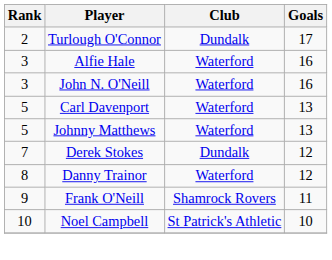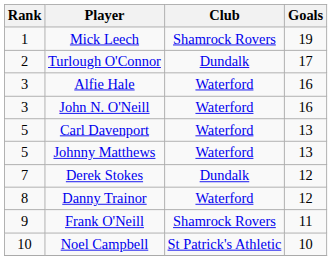+ row: (104, 38)
